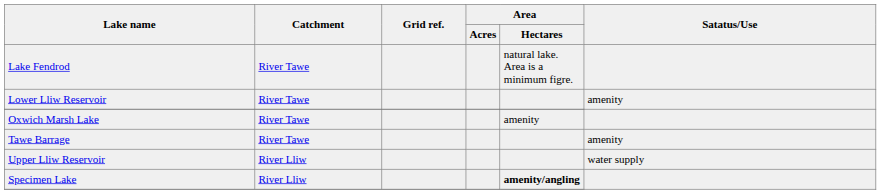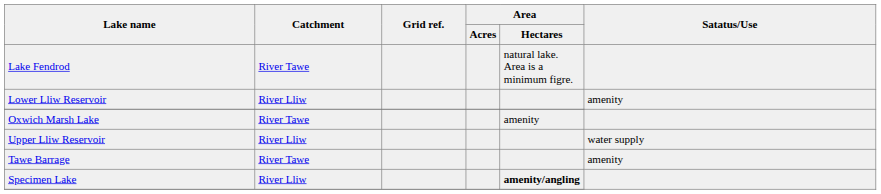(284, 99) River Tawe -> (282, 99) River Lliw
rows swapped: (57, 159) <-> (39, 139)
